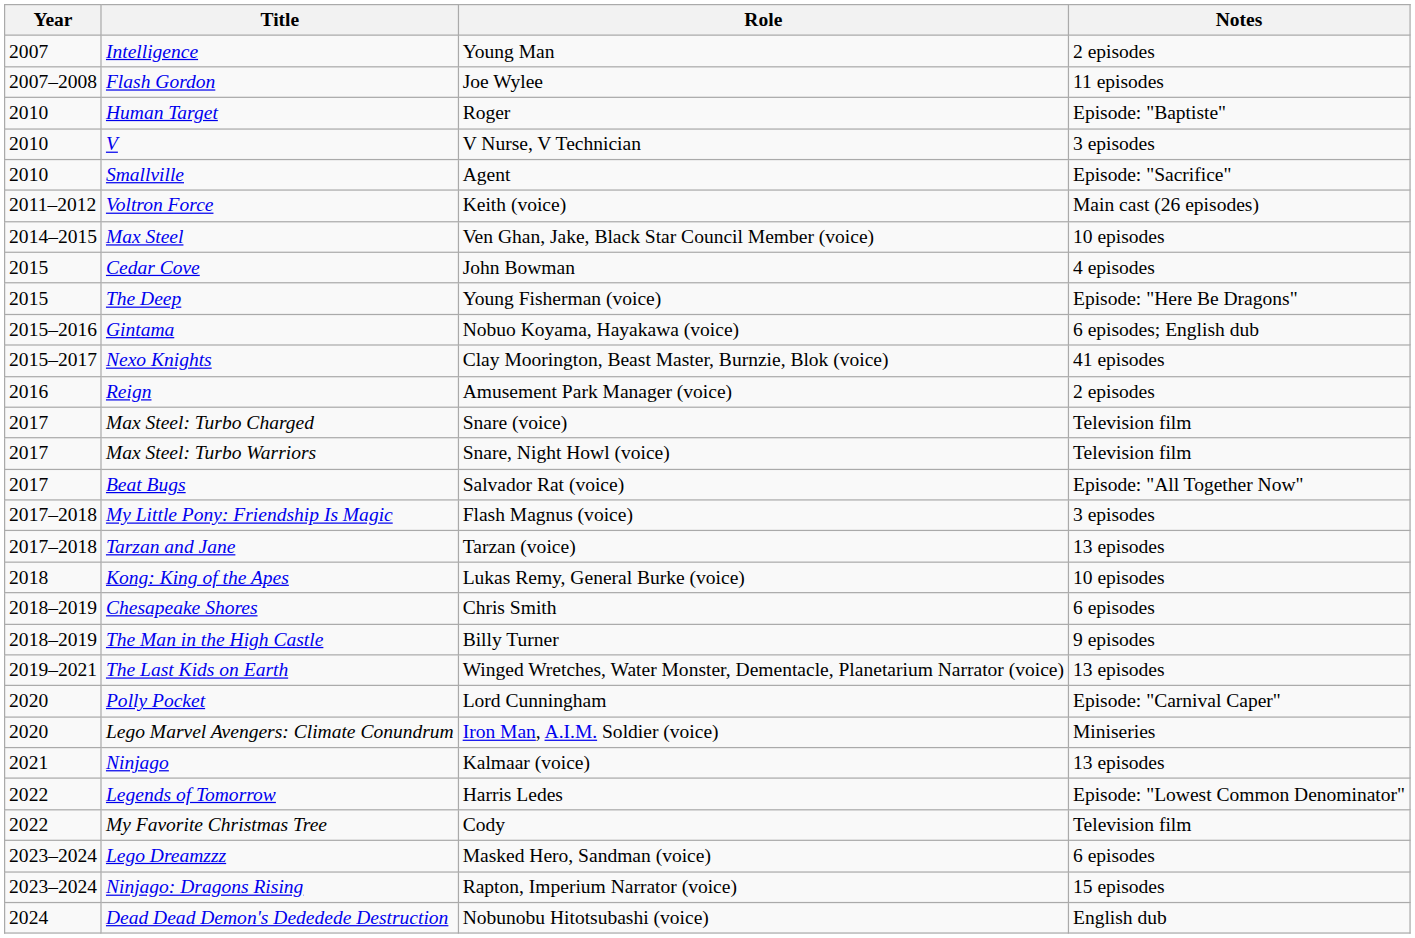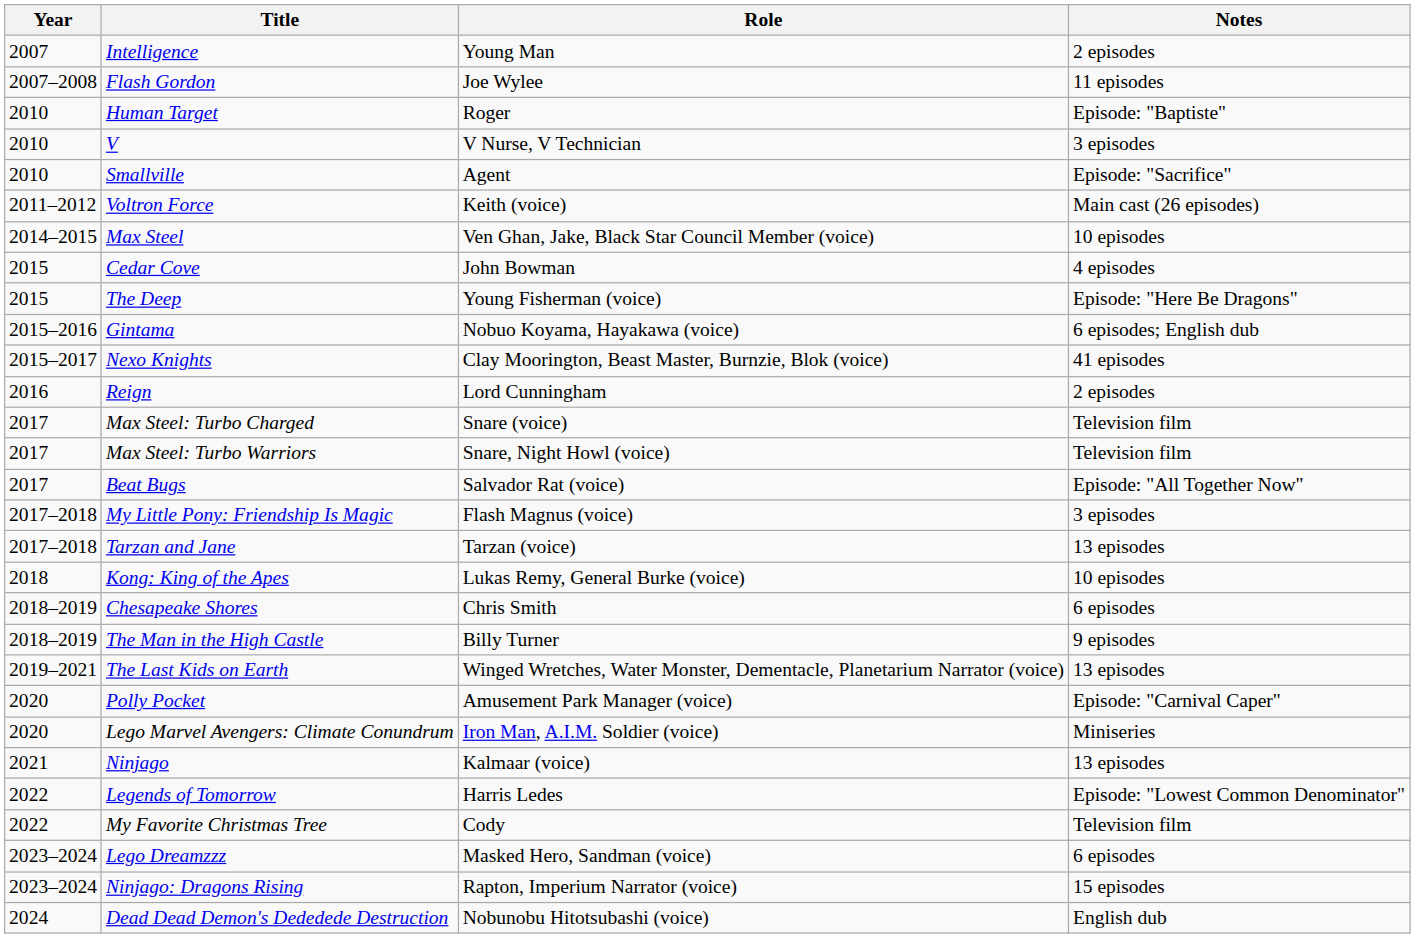(597, 391) Amusement Park Manager (voice) -> (534, 391) Lord Cunningham
(534, 701) Lord Cunningham -> (597, 701) Amusement Park Manager (voice)
